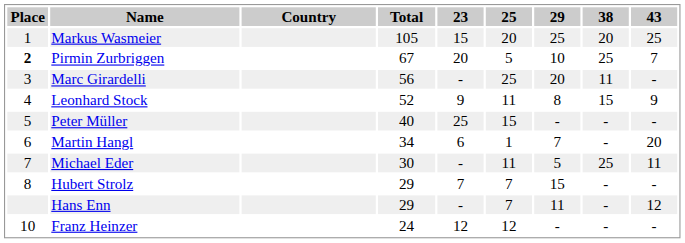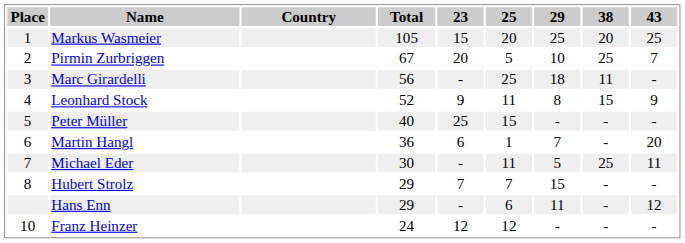(28, 58) bold -> (28, 58) normal
(557, 79) 20 -> (557, 79) 18
(407, 142) 34 -> (407, 142) 36
(509, 205) 7 -> (509, 205) 6
